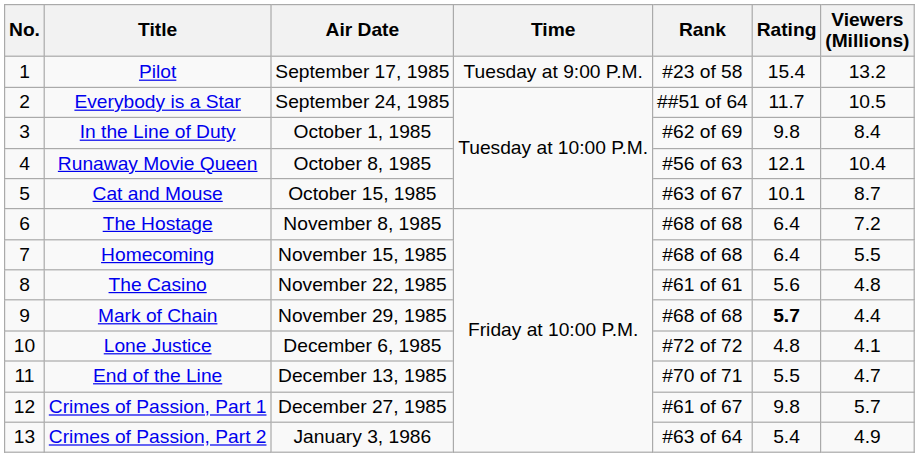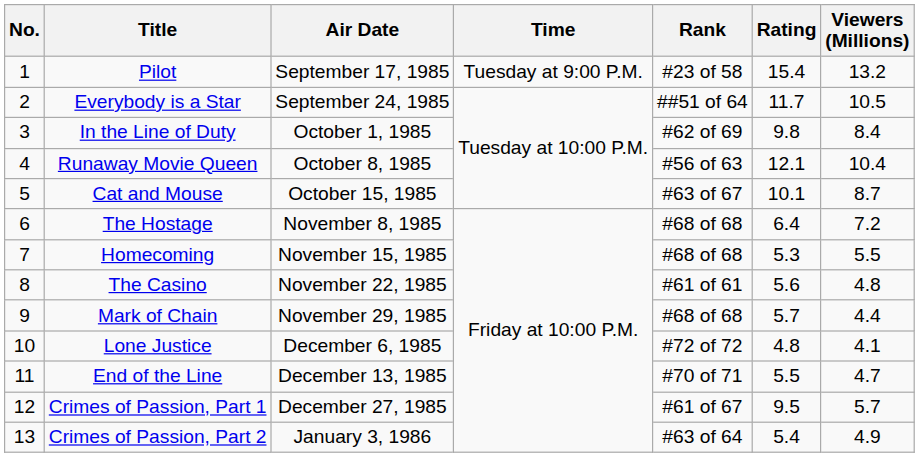(787, 254) 6.4 -> (787, 254) 5.3
(787, 315) bold -> (787, 315) normal
(787, 406) 9.8 -> (787, 406) 9.5
